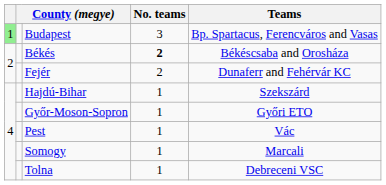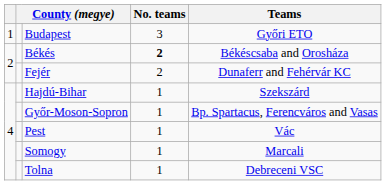(10, 33) lightgreen background -> (10, 33) no background
(285, 33) Bp. Spartacus, Ferencváros and Vasas -> (285, 33) Győri ETO
(285, 111) Győri ETO -> (285, 111) Bp. Spartacus, Ferencváros and Vasas
